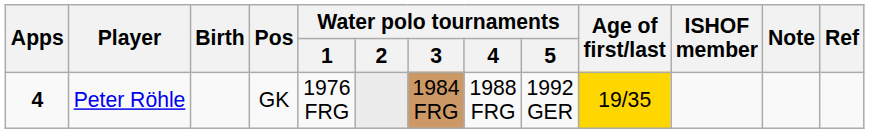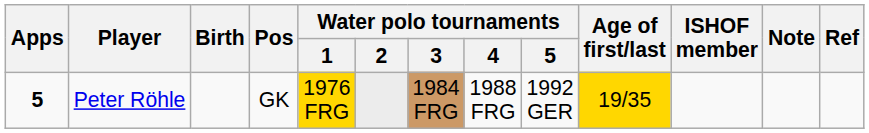(37, 100) 4 -> (37, 100) 5
(327, 100) no background -> (327, 100) gold background
